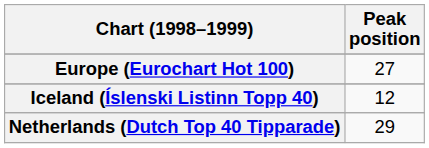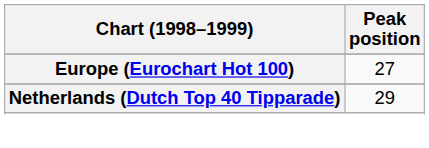- row: (175, 98)
